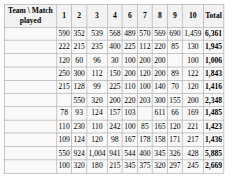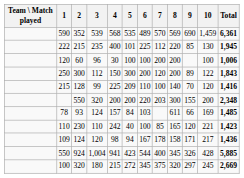+ column: (130, 15)
